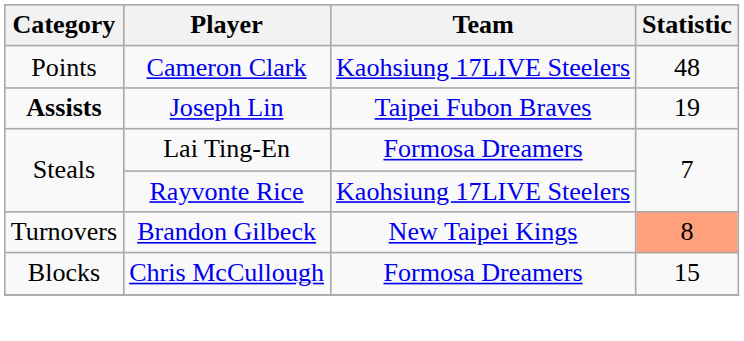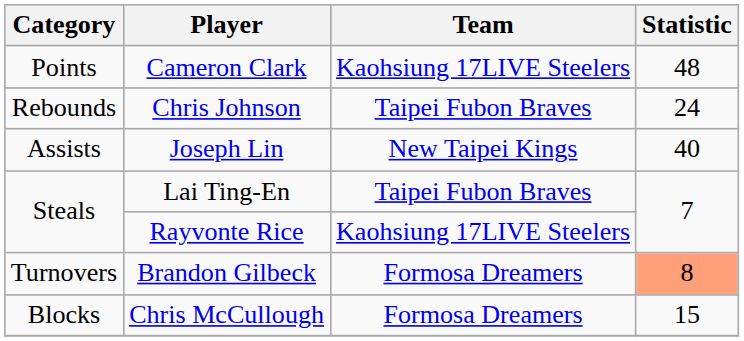+ row: (227, 107)
(64, 107) bold -> (64, 149) normal
(483, 107) Taipei Fubon Braves -> (483, 149) New Taipei Kings
(687, 107) 19 -> (687, 149) 40
(483, 149) Formosa Dreamers -> (483, 190) Taipei Fubon Braves
(483, 231) New Taipei Kings -> (483, 273) Formosa Dreamers
